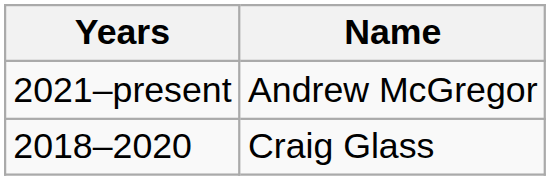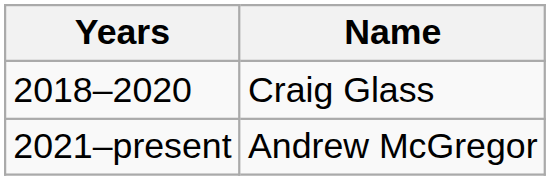rows swapped: (103, 145) <-> (122, 89)
